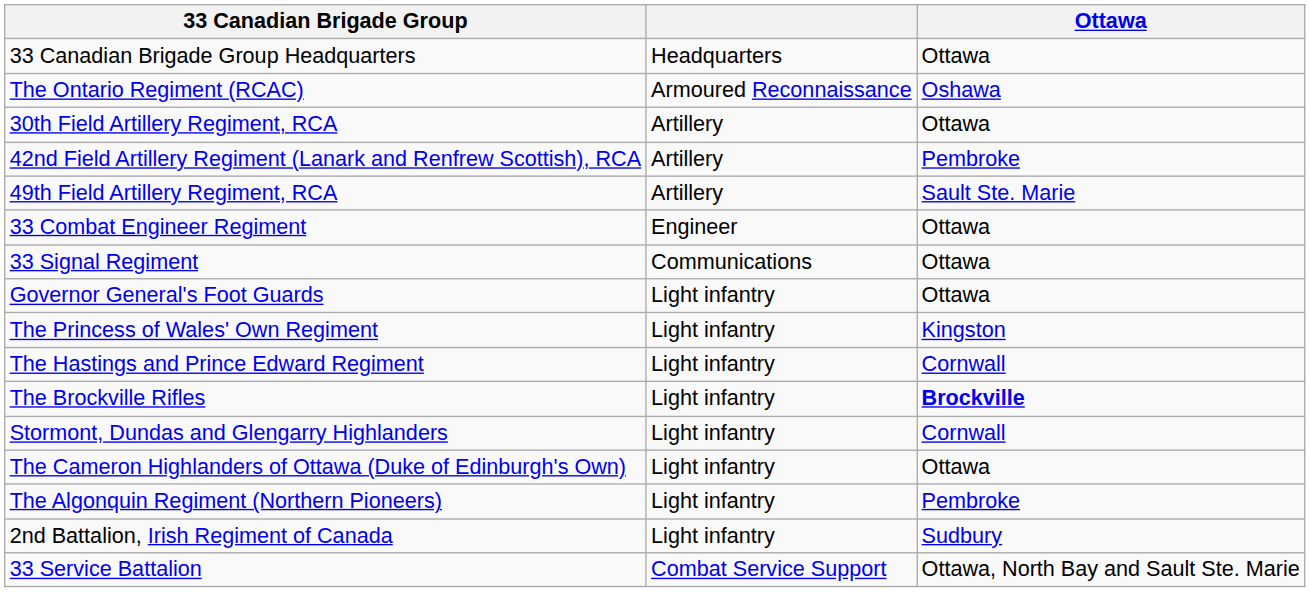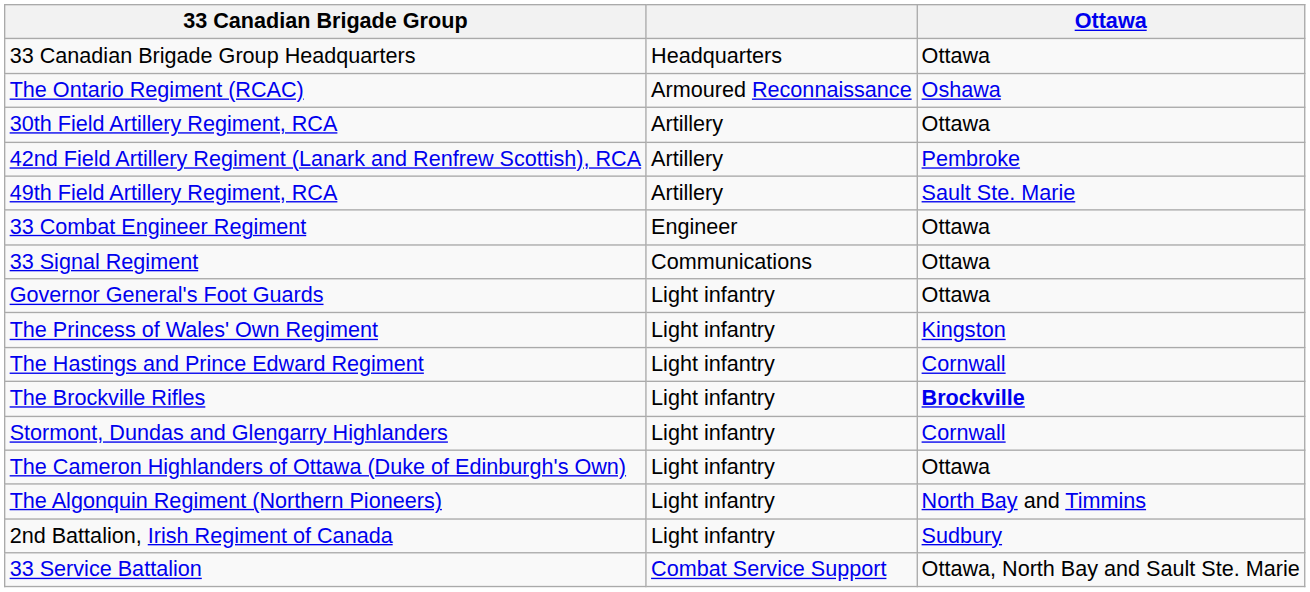(971, 501) Pembroke -> (1034, 501) North Bay and Timmins
